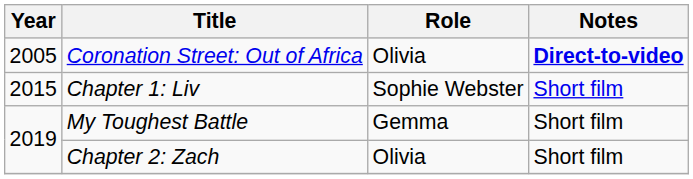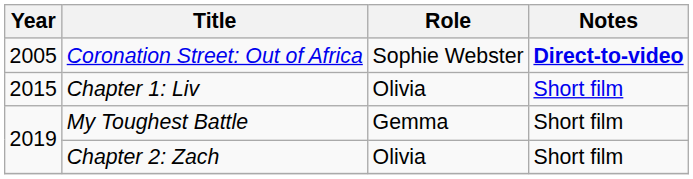(399, 55) Olivia -> (448, 55) Sophie Webster
(448, 88) Sophie Webster -> (399, 88) Olivia
